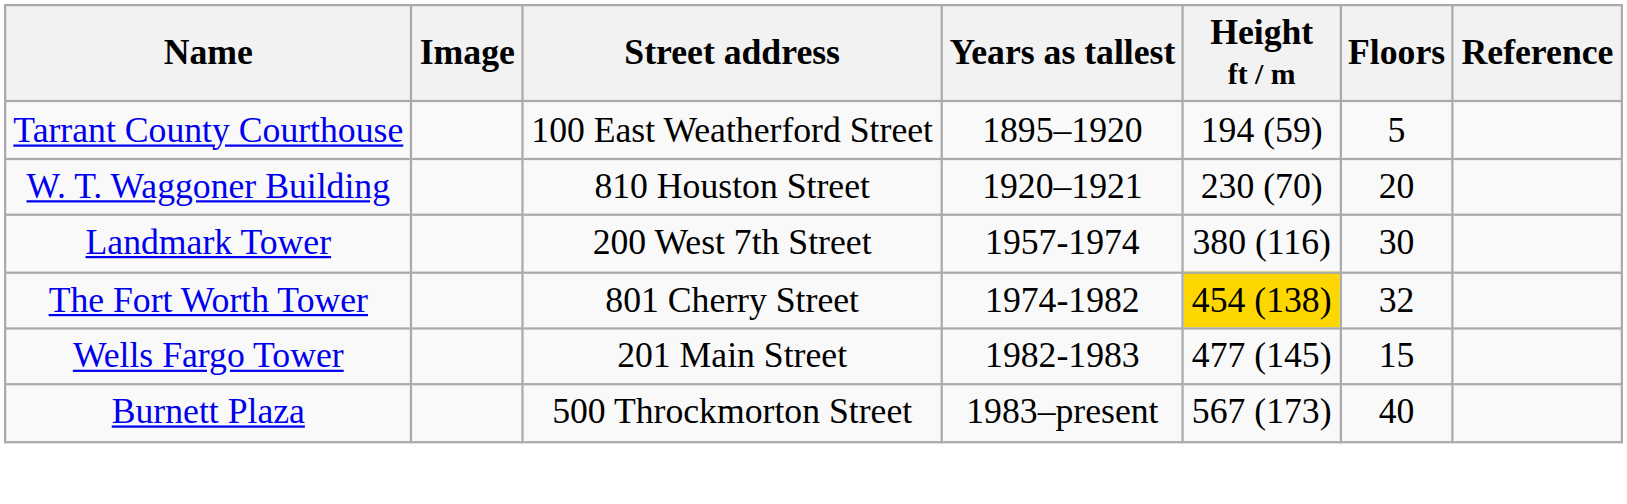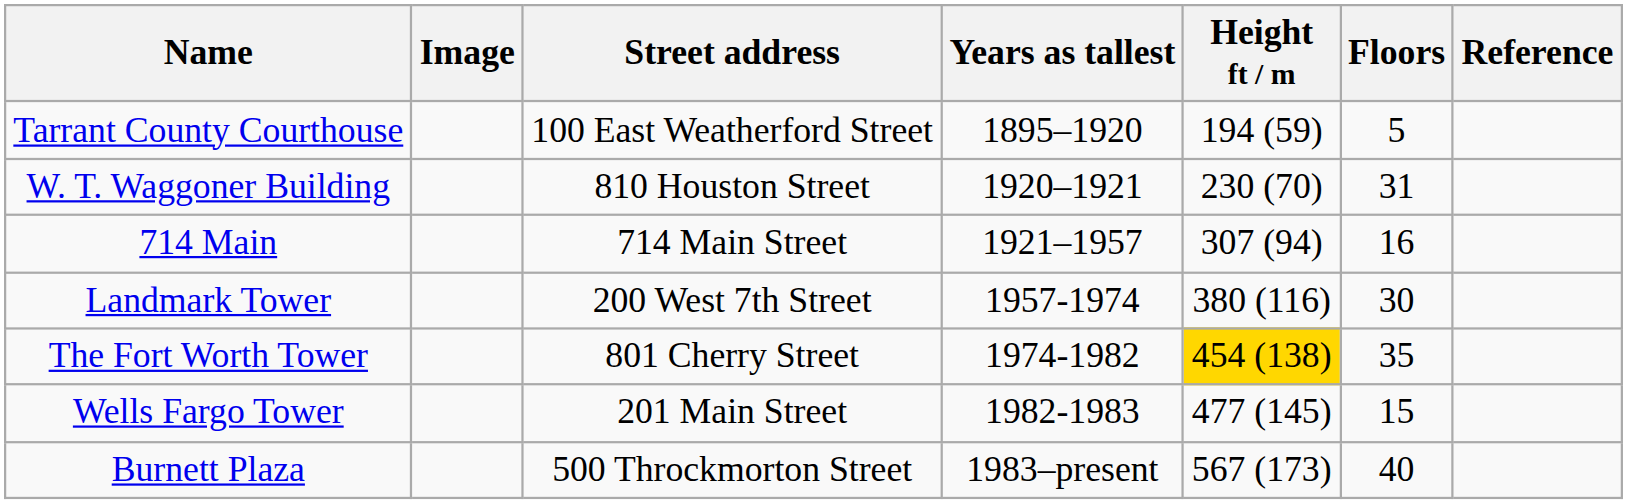(1397, 186) 20 -> (1397, 186) 31
+ row: (208, 242)
(1397, 299) 32 -> (1397, 355) 35
